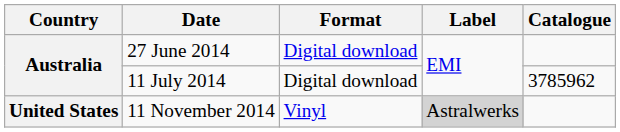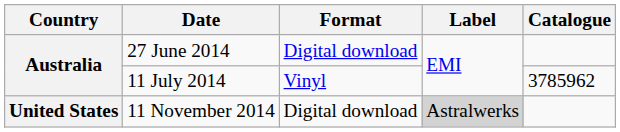(351, 80) Digital download -> (305, 80) Vinyl
(305, 111) Vinyl -> (351, 111) Digital download
